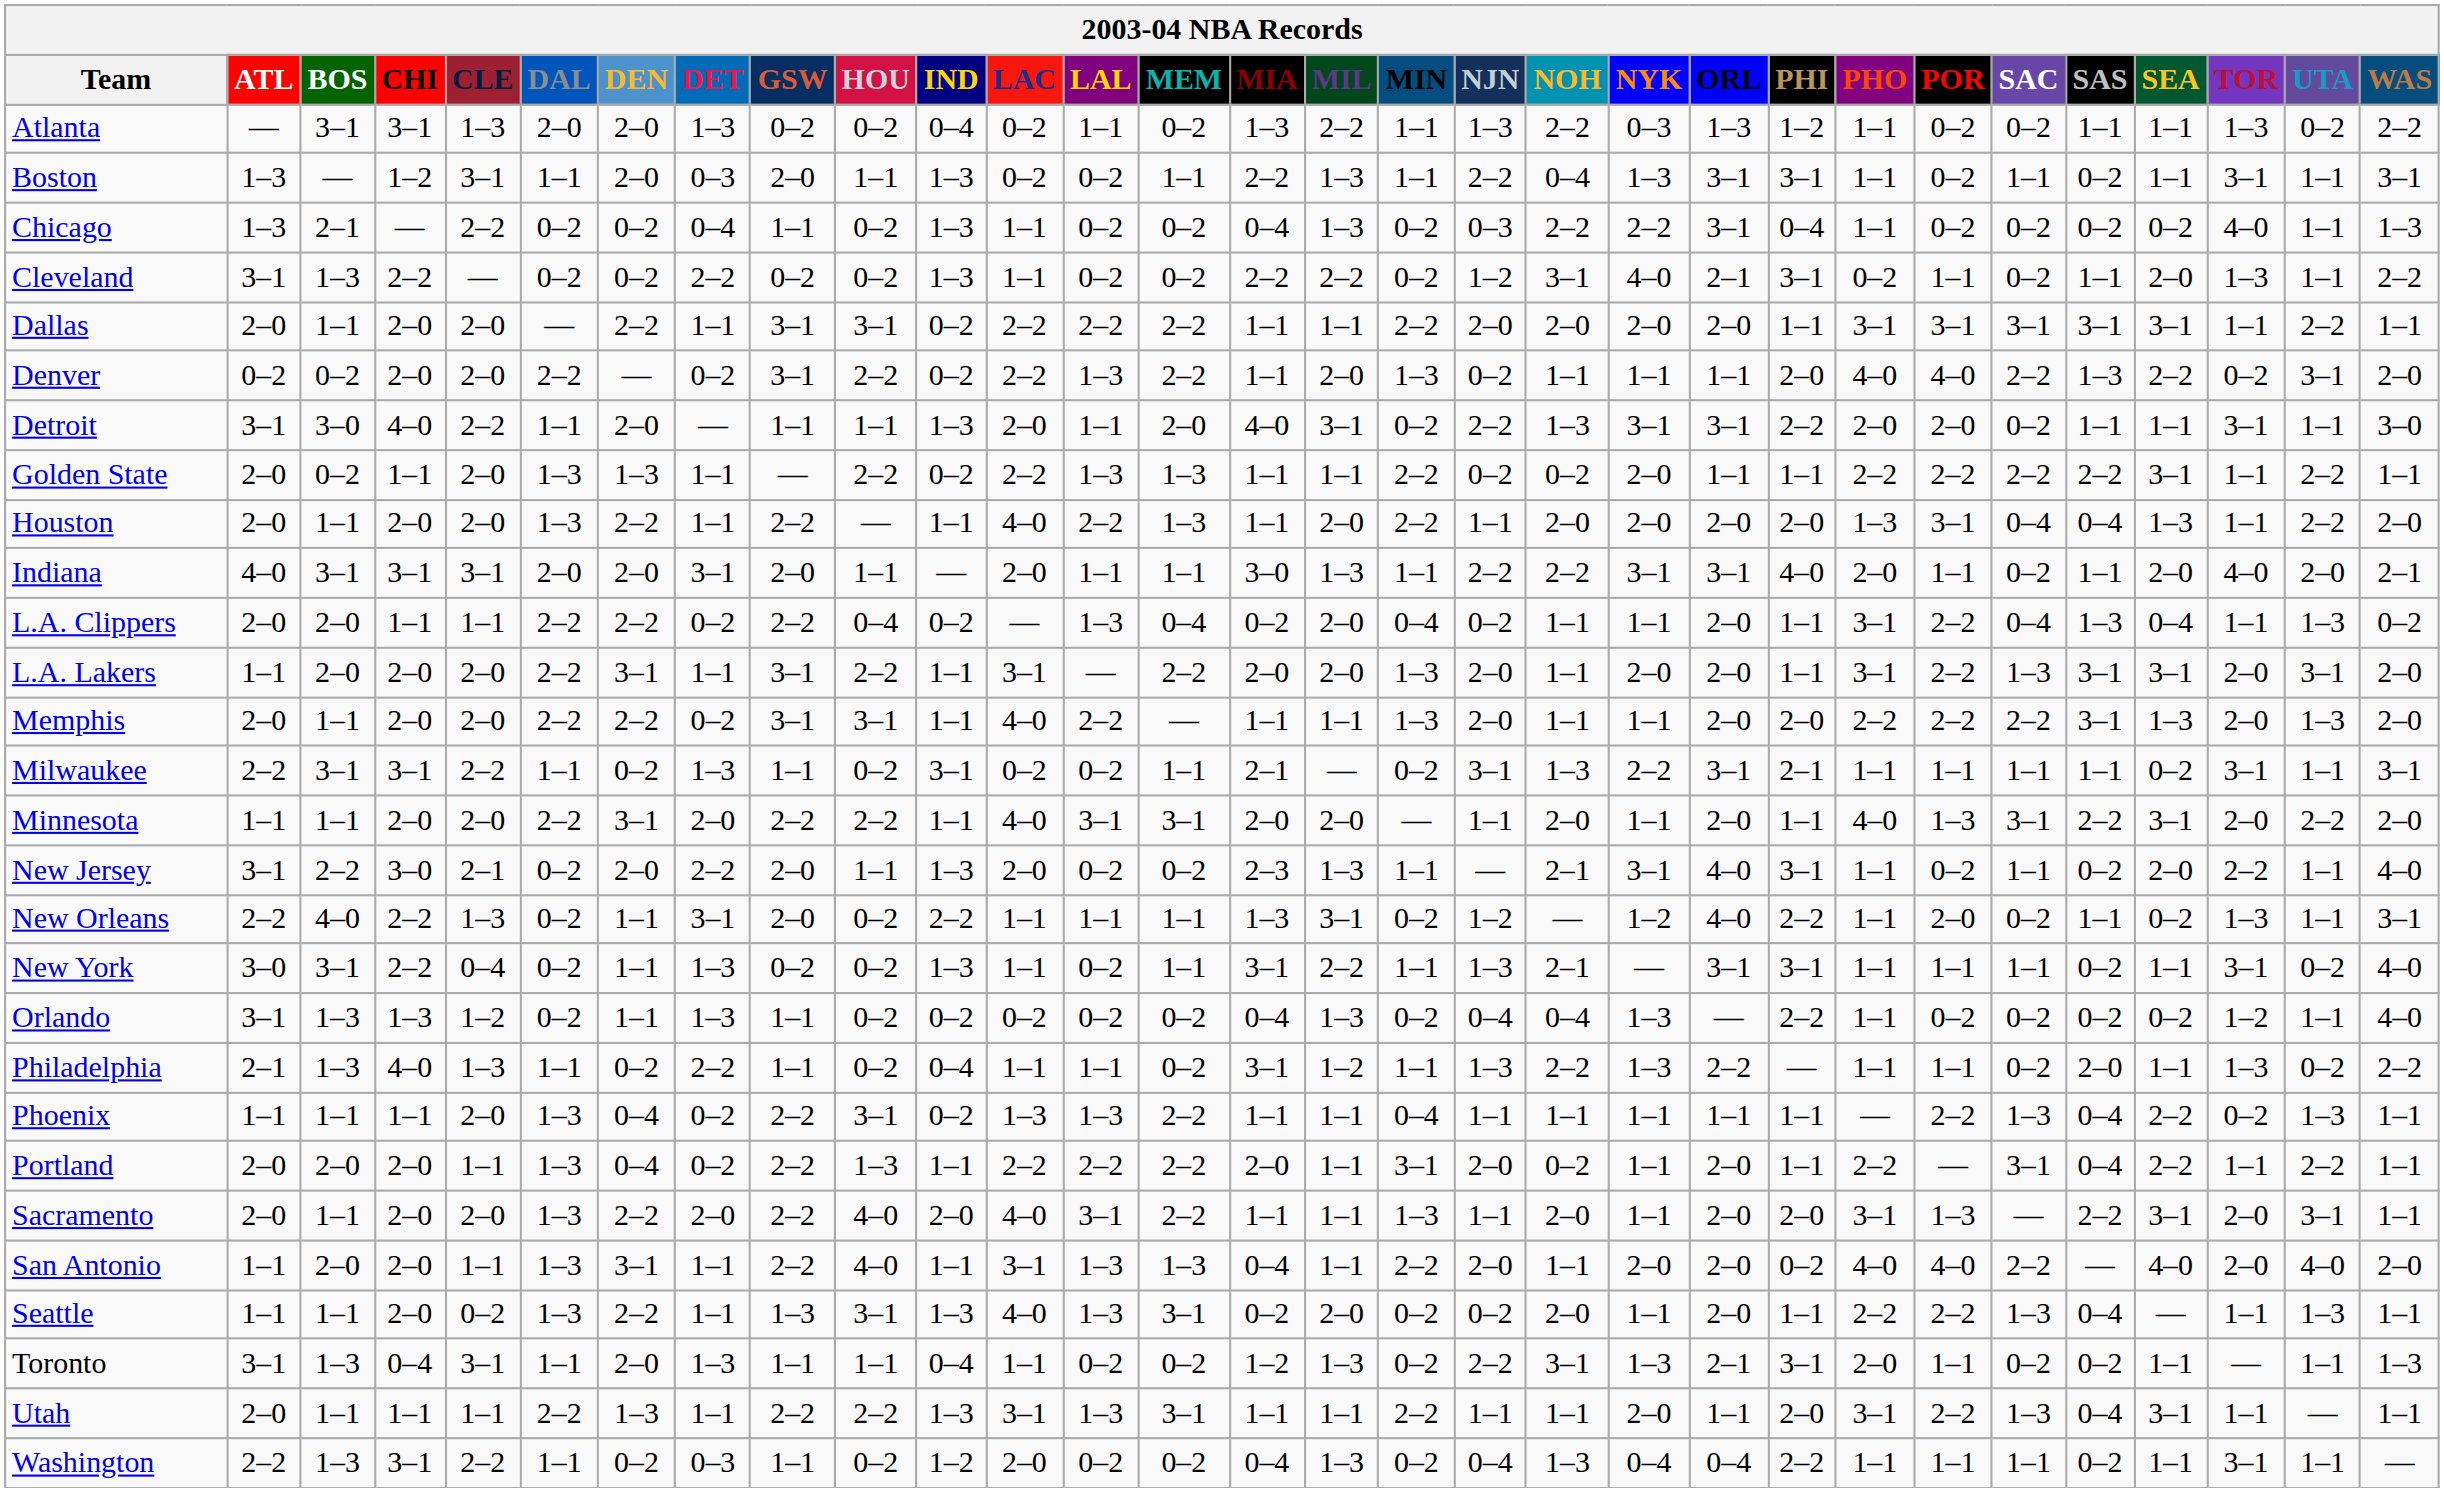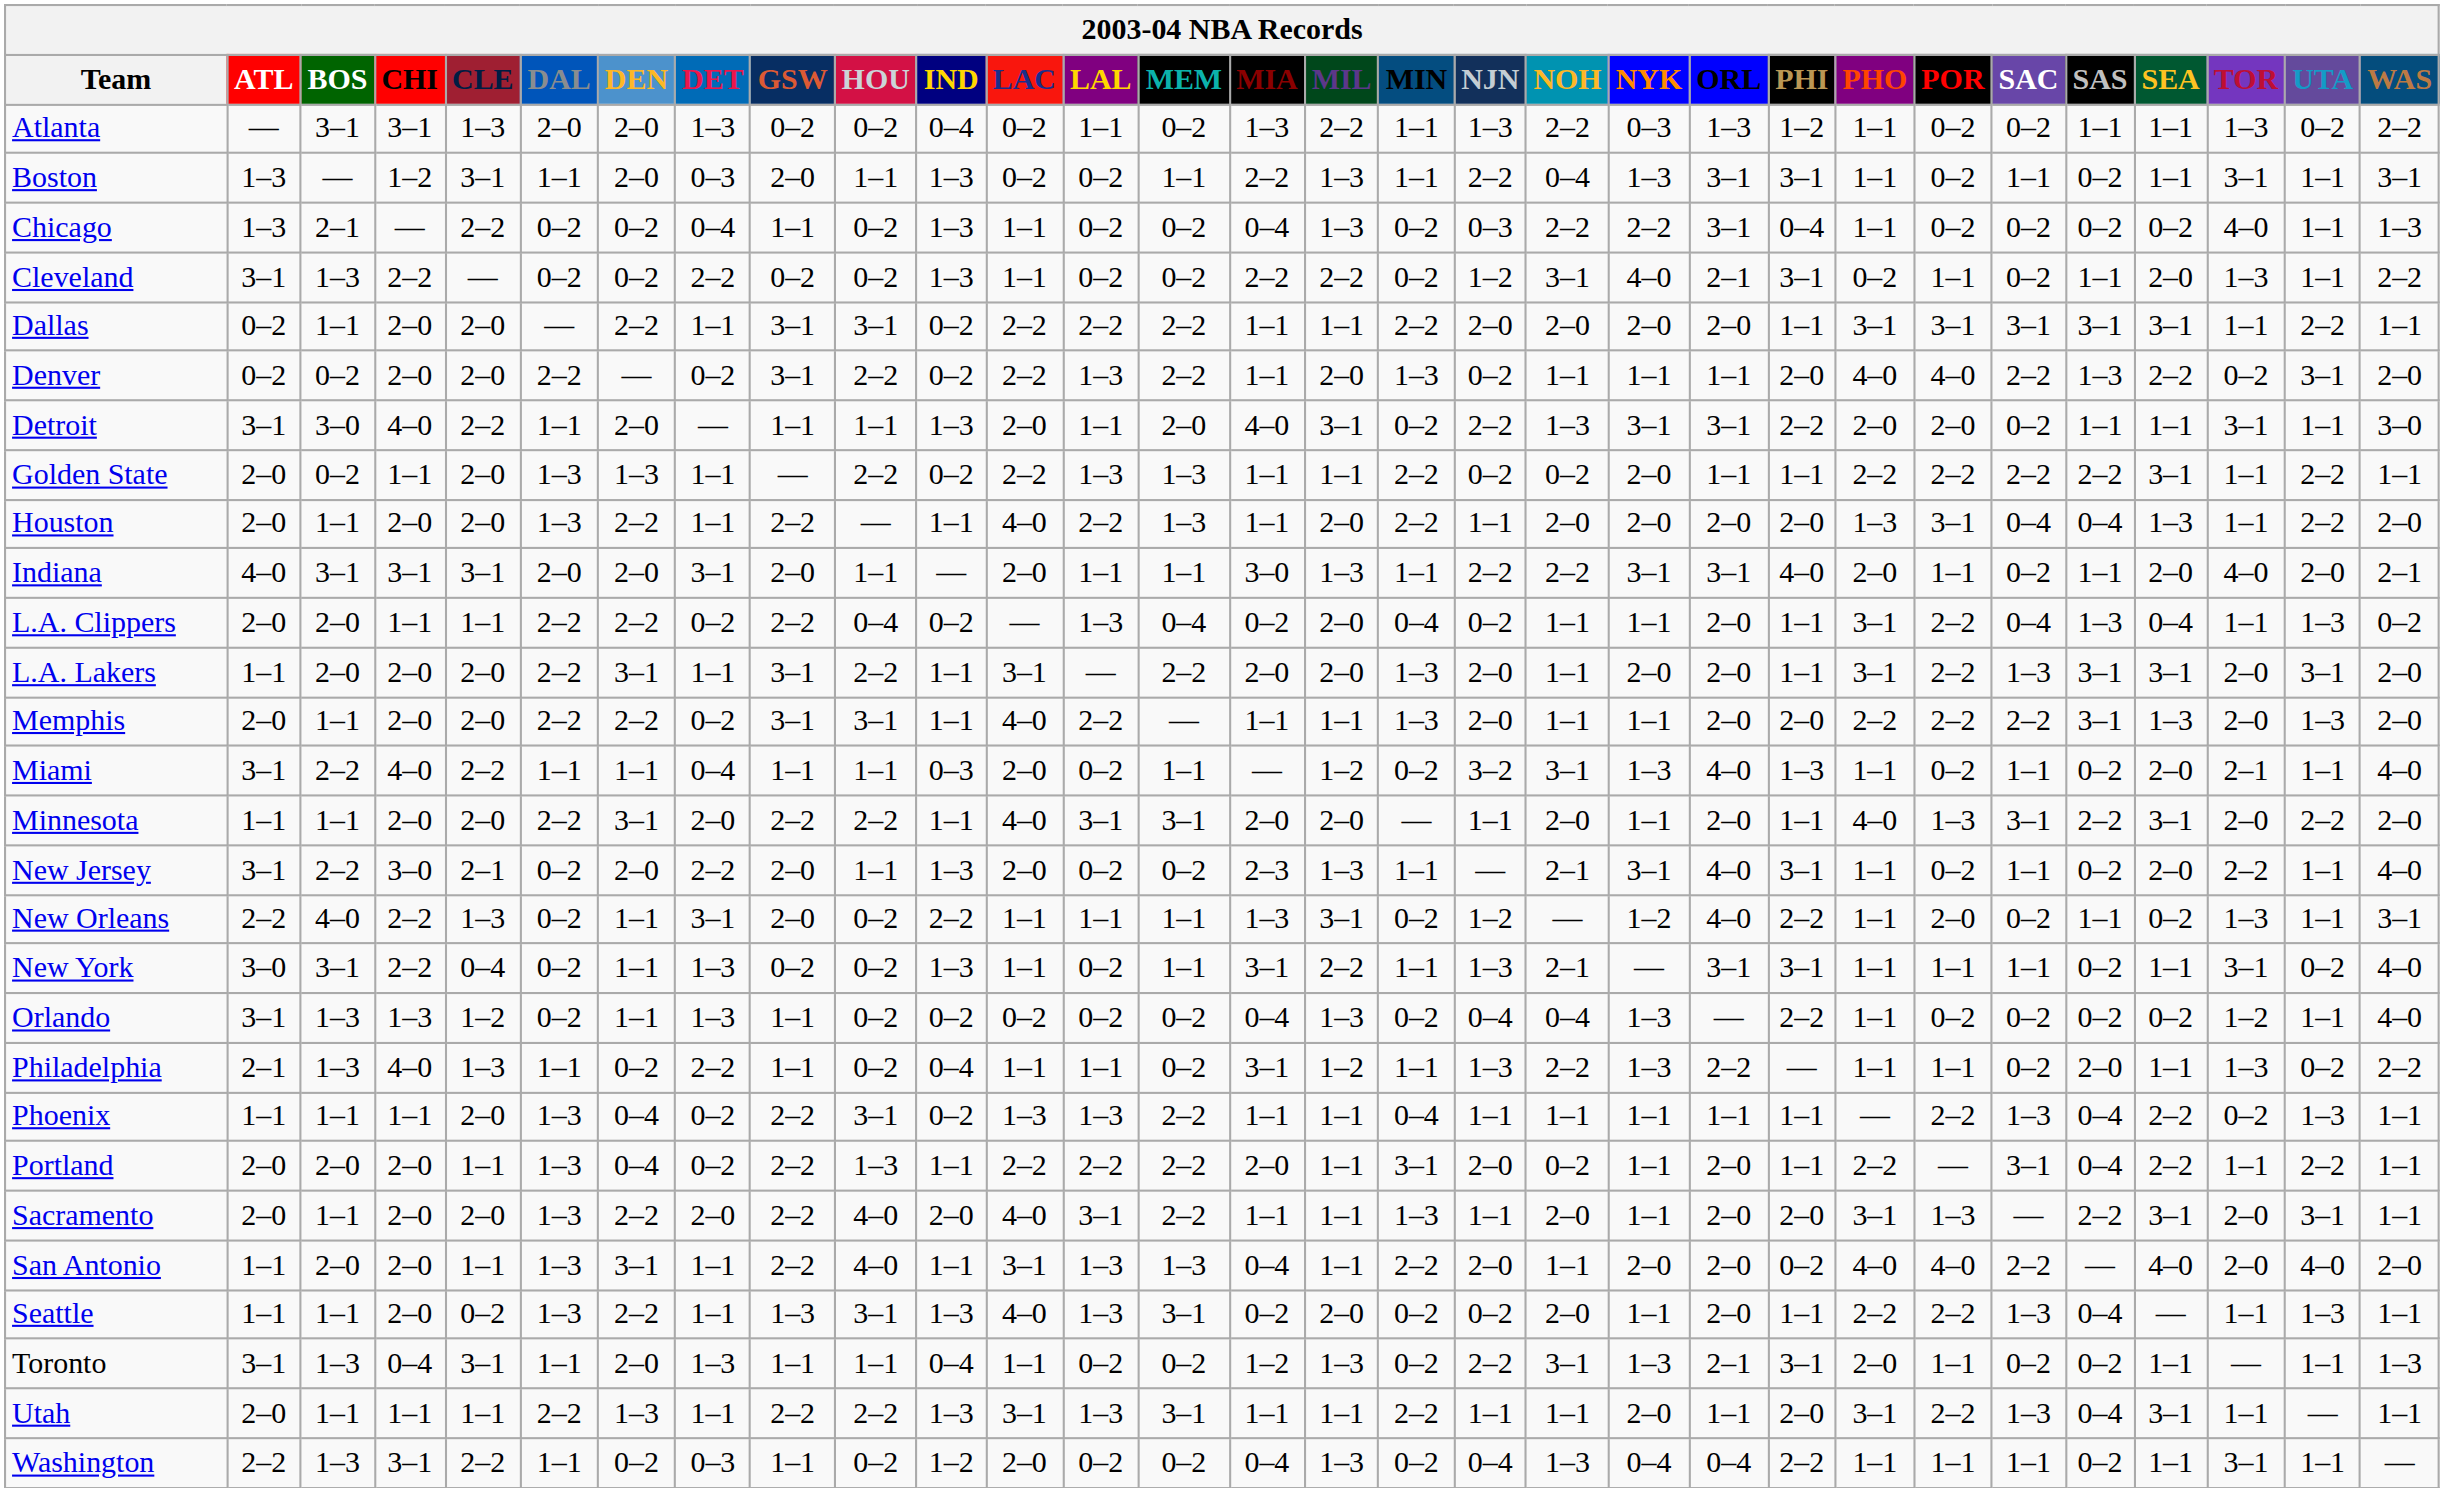(264, 325) 2–0 -> (264, 325) 0–2
+ row: (52, 770)
- row: (79, 770)
